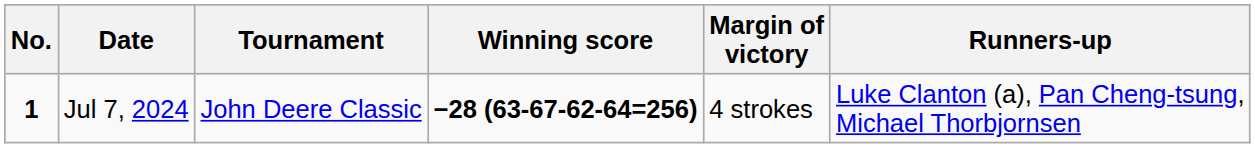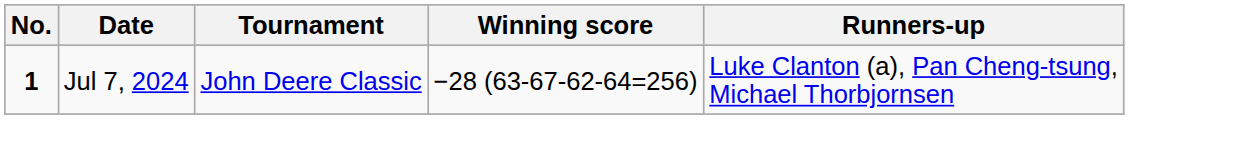- column: (767, 40)
(566, 109) bold -> (566, 80) normal
